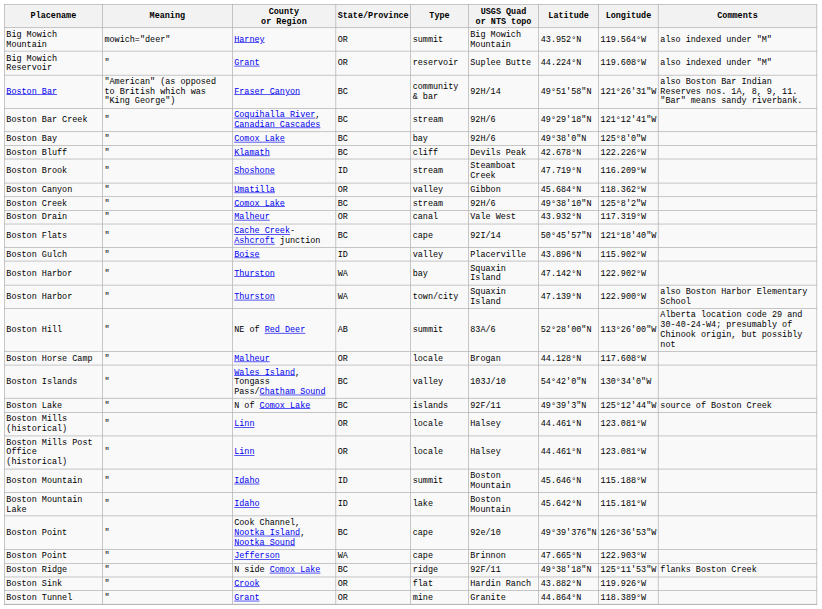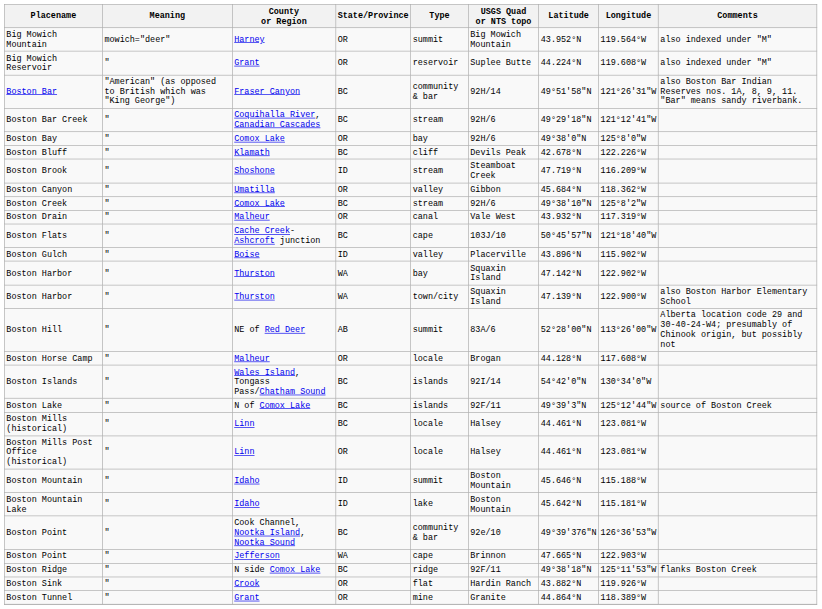(343, 139) BC -> (343, 139) OR
(486, 236) 92I/14 -> (488, 236) 103J/10
(428, 382) valley -> (430, 382) islands
(488, 382) 103J/10 -> (486, 382) 92I/14
(343, 424) OR -> (343, 424) BC
(423, 533) cape -> (435, 533) community & bar
